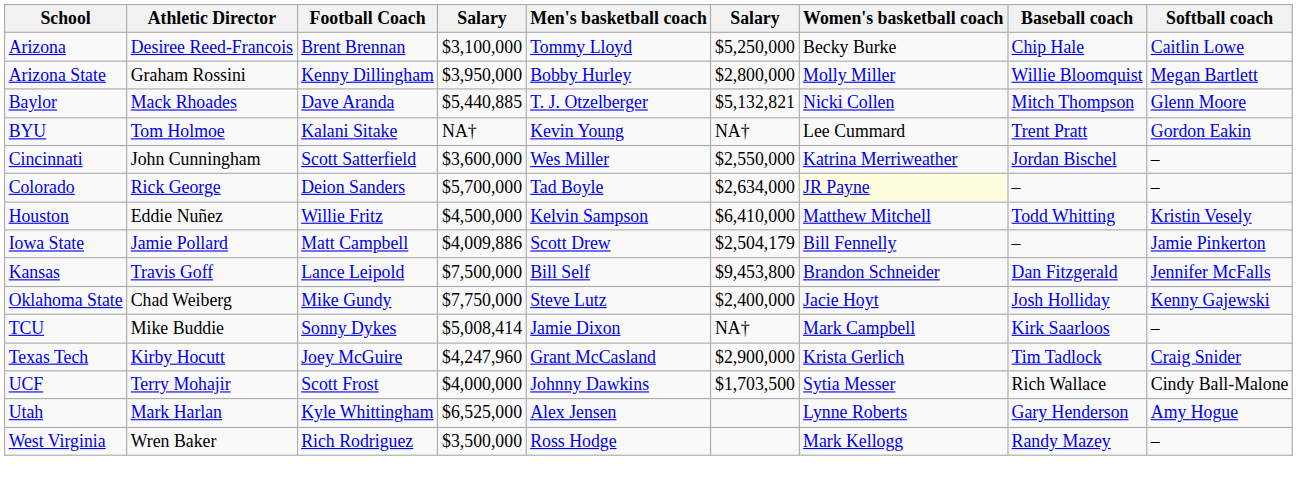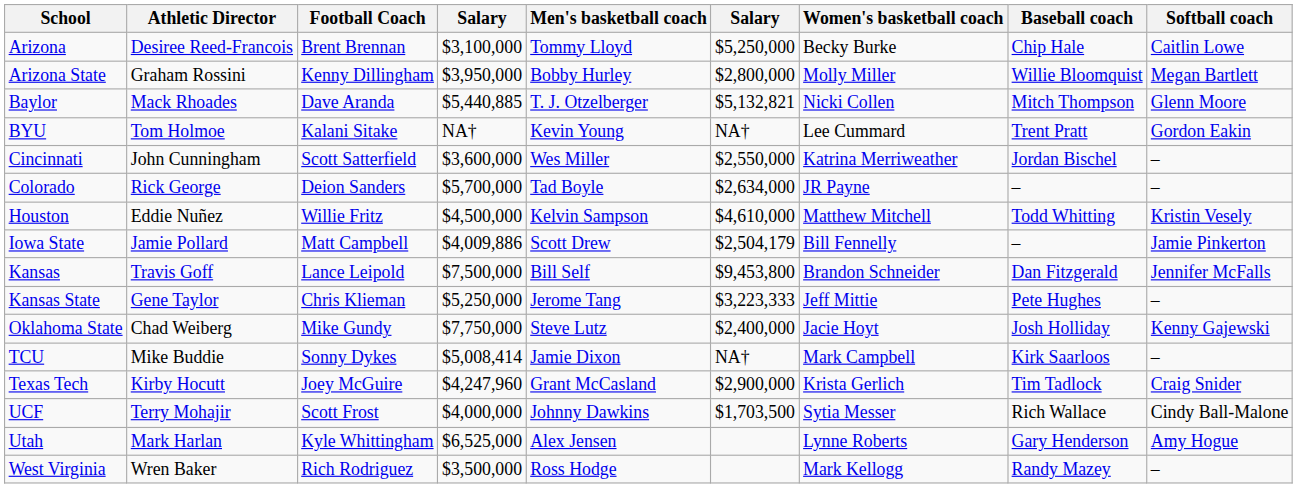(836, 187) lightyellow background -> (836, 187) no background
(755, 215) $6,410,000 -> (755, 215) $4,610,000
+ row: (54, 300)
